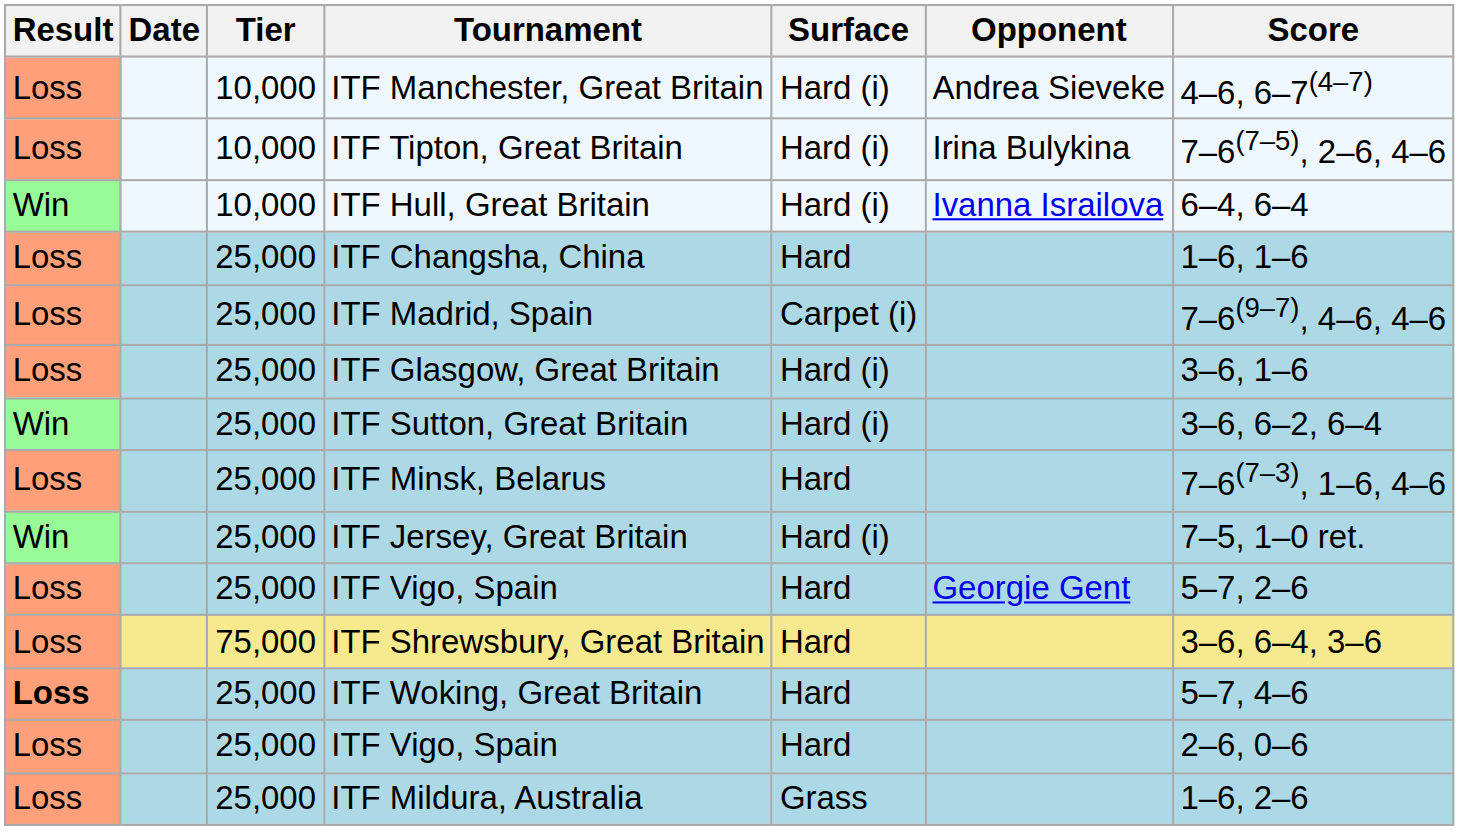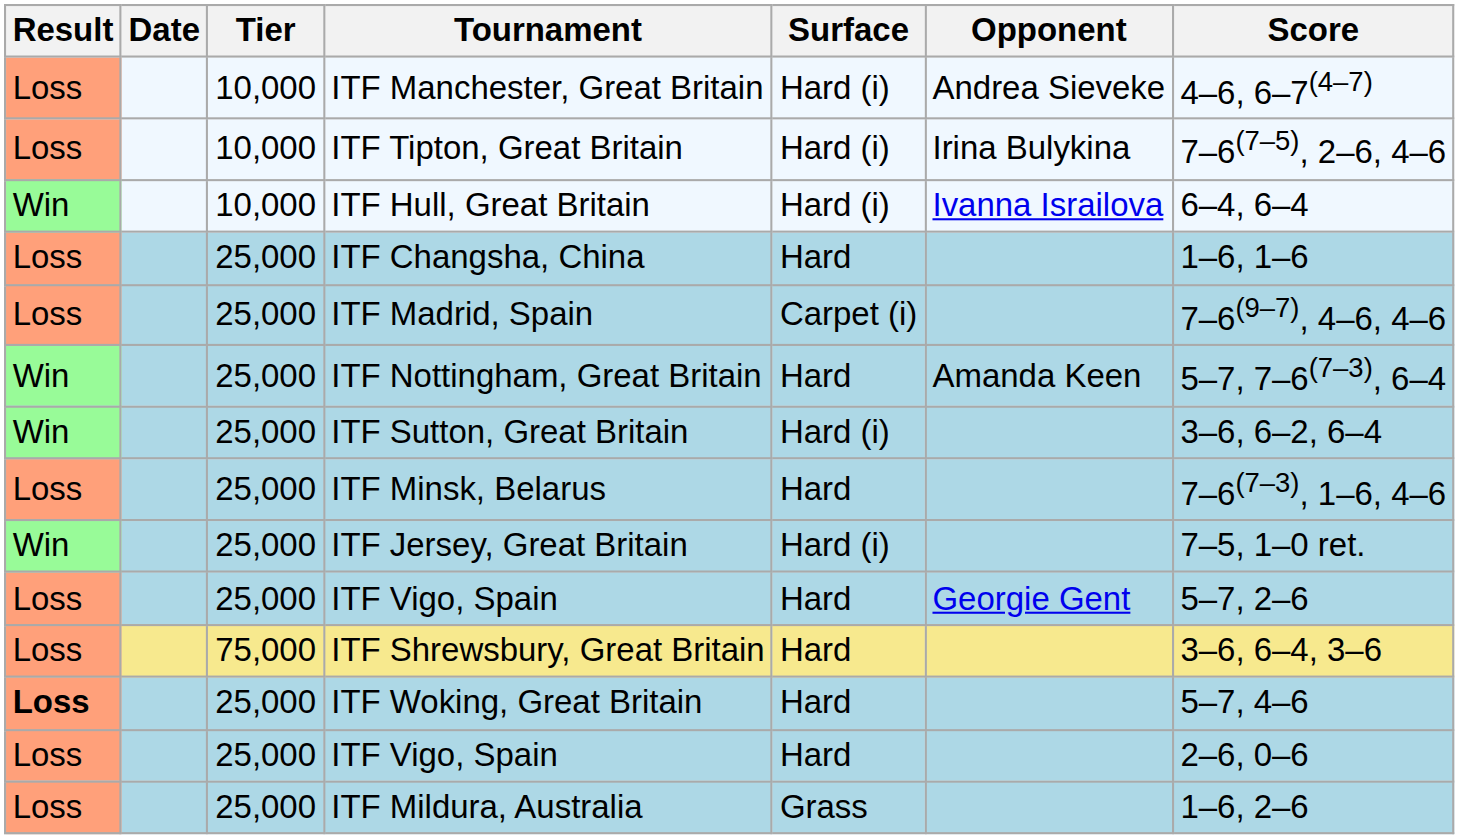+ row: (266, 375)
- row: (266, 371)
